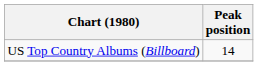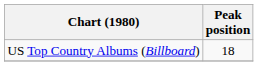(228, 50) 14 -> (228, 50) 18
